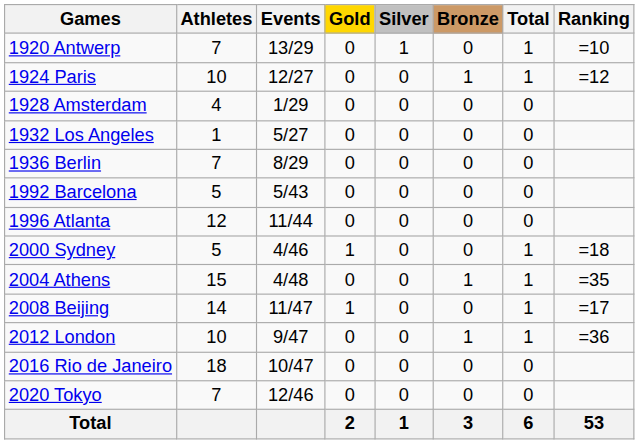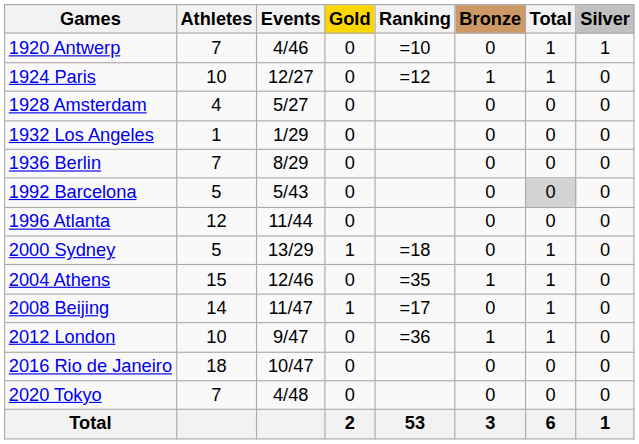columns swapped: (404, 18) <-> (594, 18)
(291, 47) 13/29 -> (291, 47) 4/46
(291, 105) 1/29 -> (291, 105) 5/27
(291, 134) 5/27 -> (291, 134) 1/29
(528, 192) no background -> (551, 192) lightgrey background
(291, 250) 4/46 -> (291, 250) 13/29
(291, 279) 4/48 -> (291, 279) 12/46
(291, 395) 12/46 -> (291, 395) 4/48
